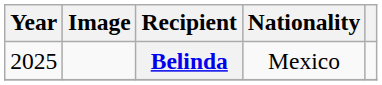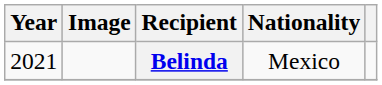(34, 60) 2025 -> (34, 60) 2021
